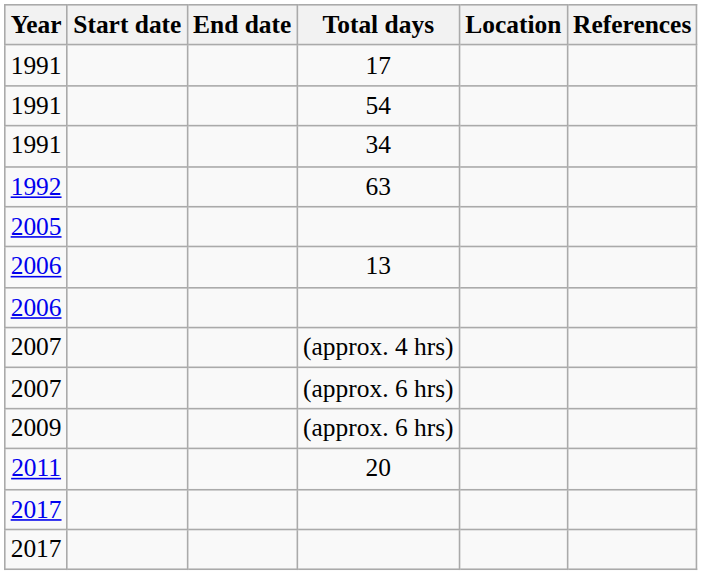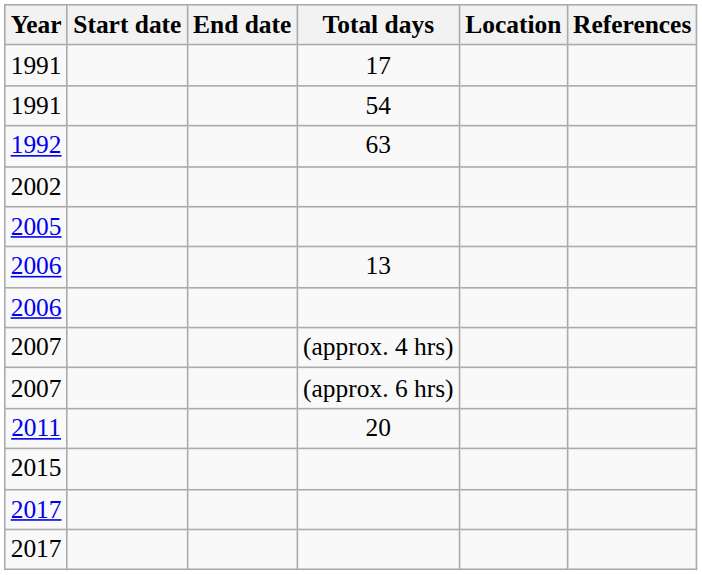- row: (36, 145)
+ row: (36, 186)
- row: (36, 428)
+ row: (36, 468)
